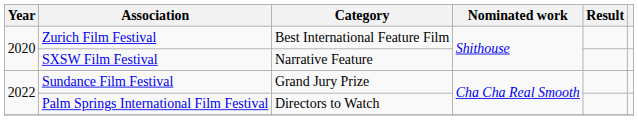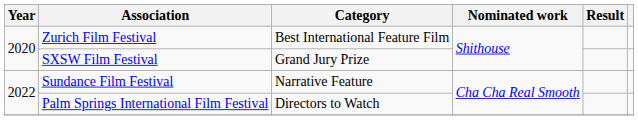(324, 59) Narrative Feature -> (322, 59) Grand Jury Prize
(322, 81) Grand Jury Prize -> (324, 81) Narrative Feature
